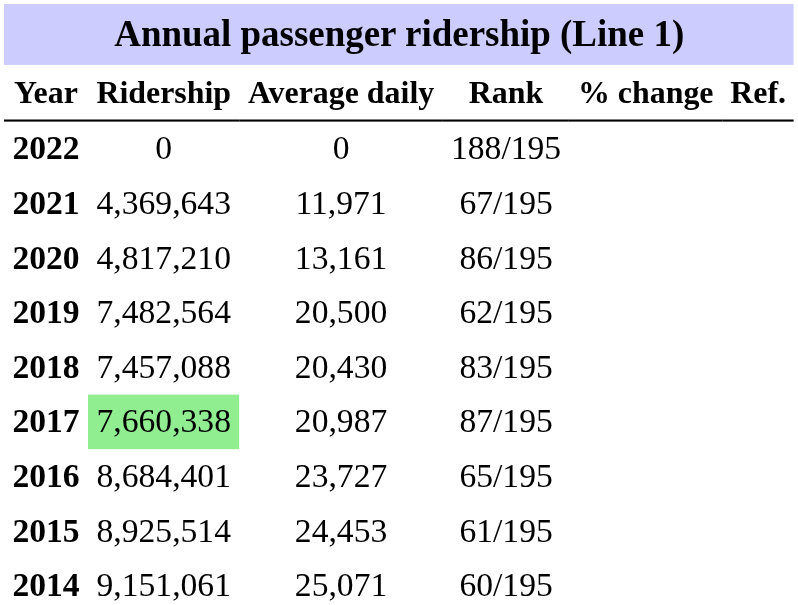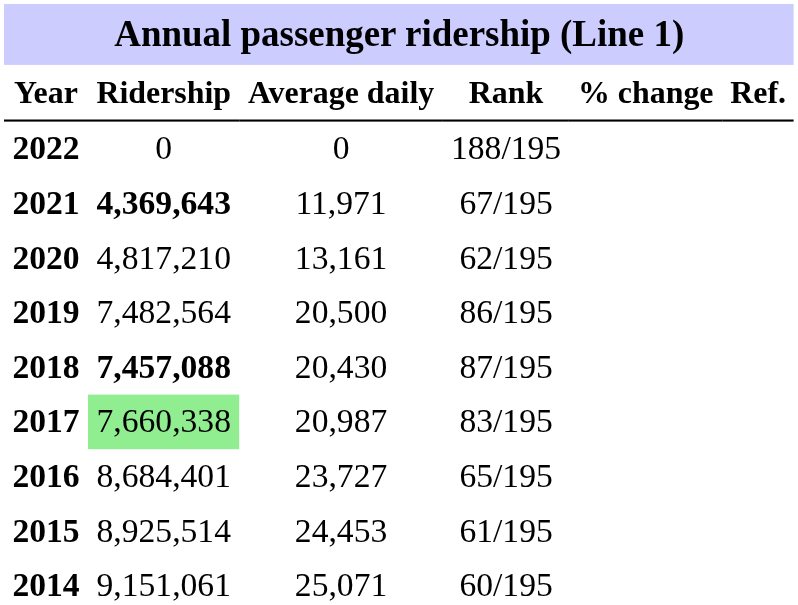(164, 202) normal -> (164, 202) bold
(506, 257) 86/195 -> (506, 257) 62/195
(506, 312) 62/195 -> (506, 312) 86/195
(164, 366) normal -> (164, 366) bold
(506, 366) 83/195 -> (506, 366) 87/195
(506, 421) 87/195 -> (506, 421) 83/195
